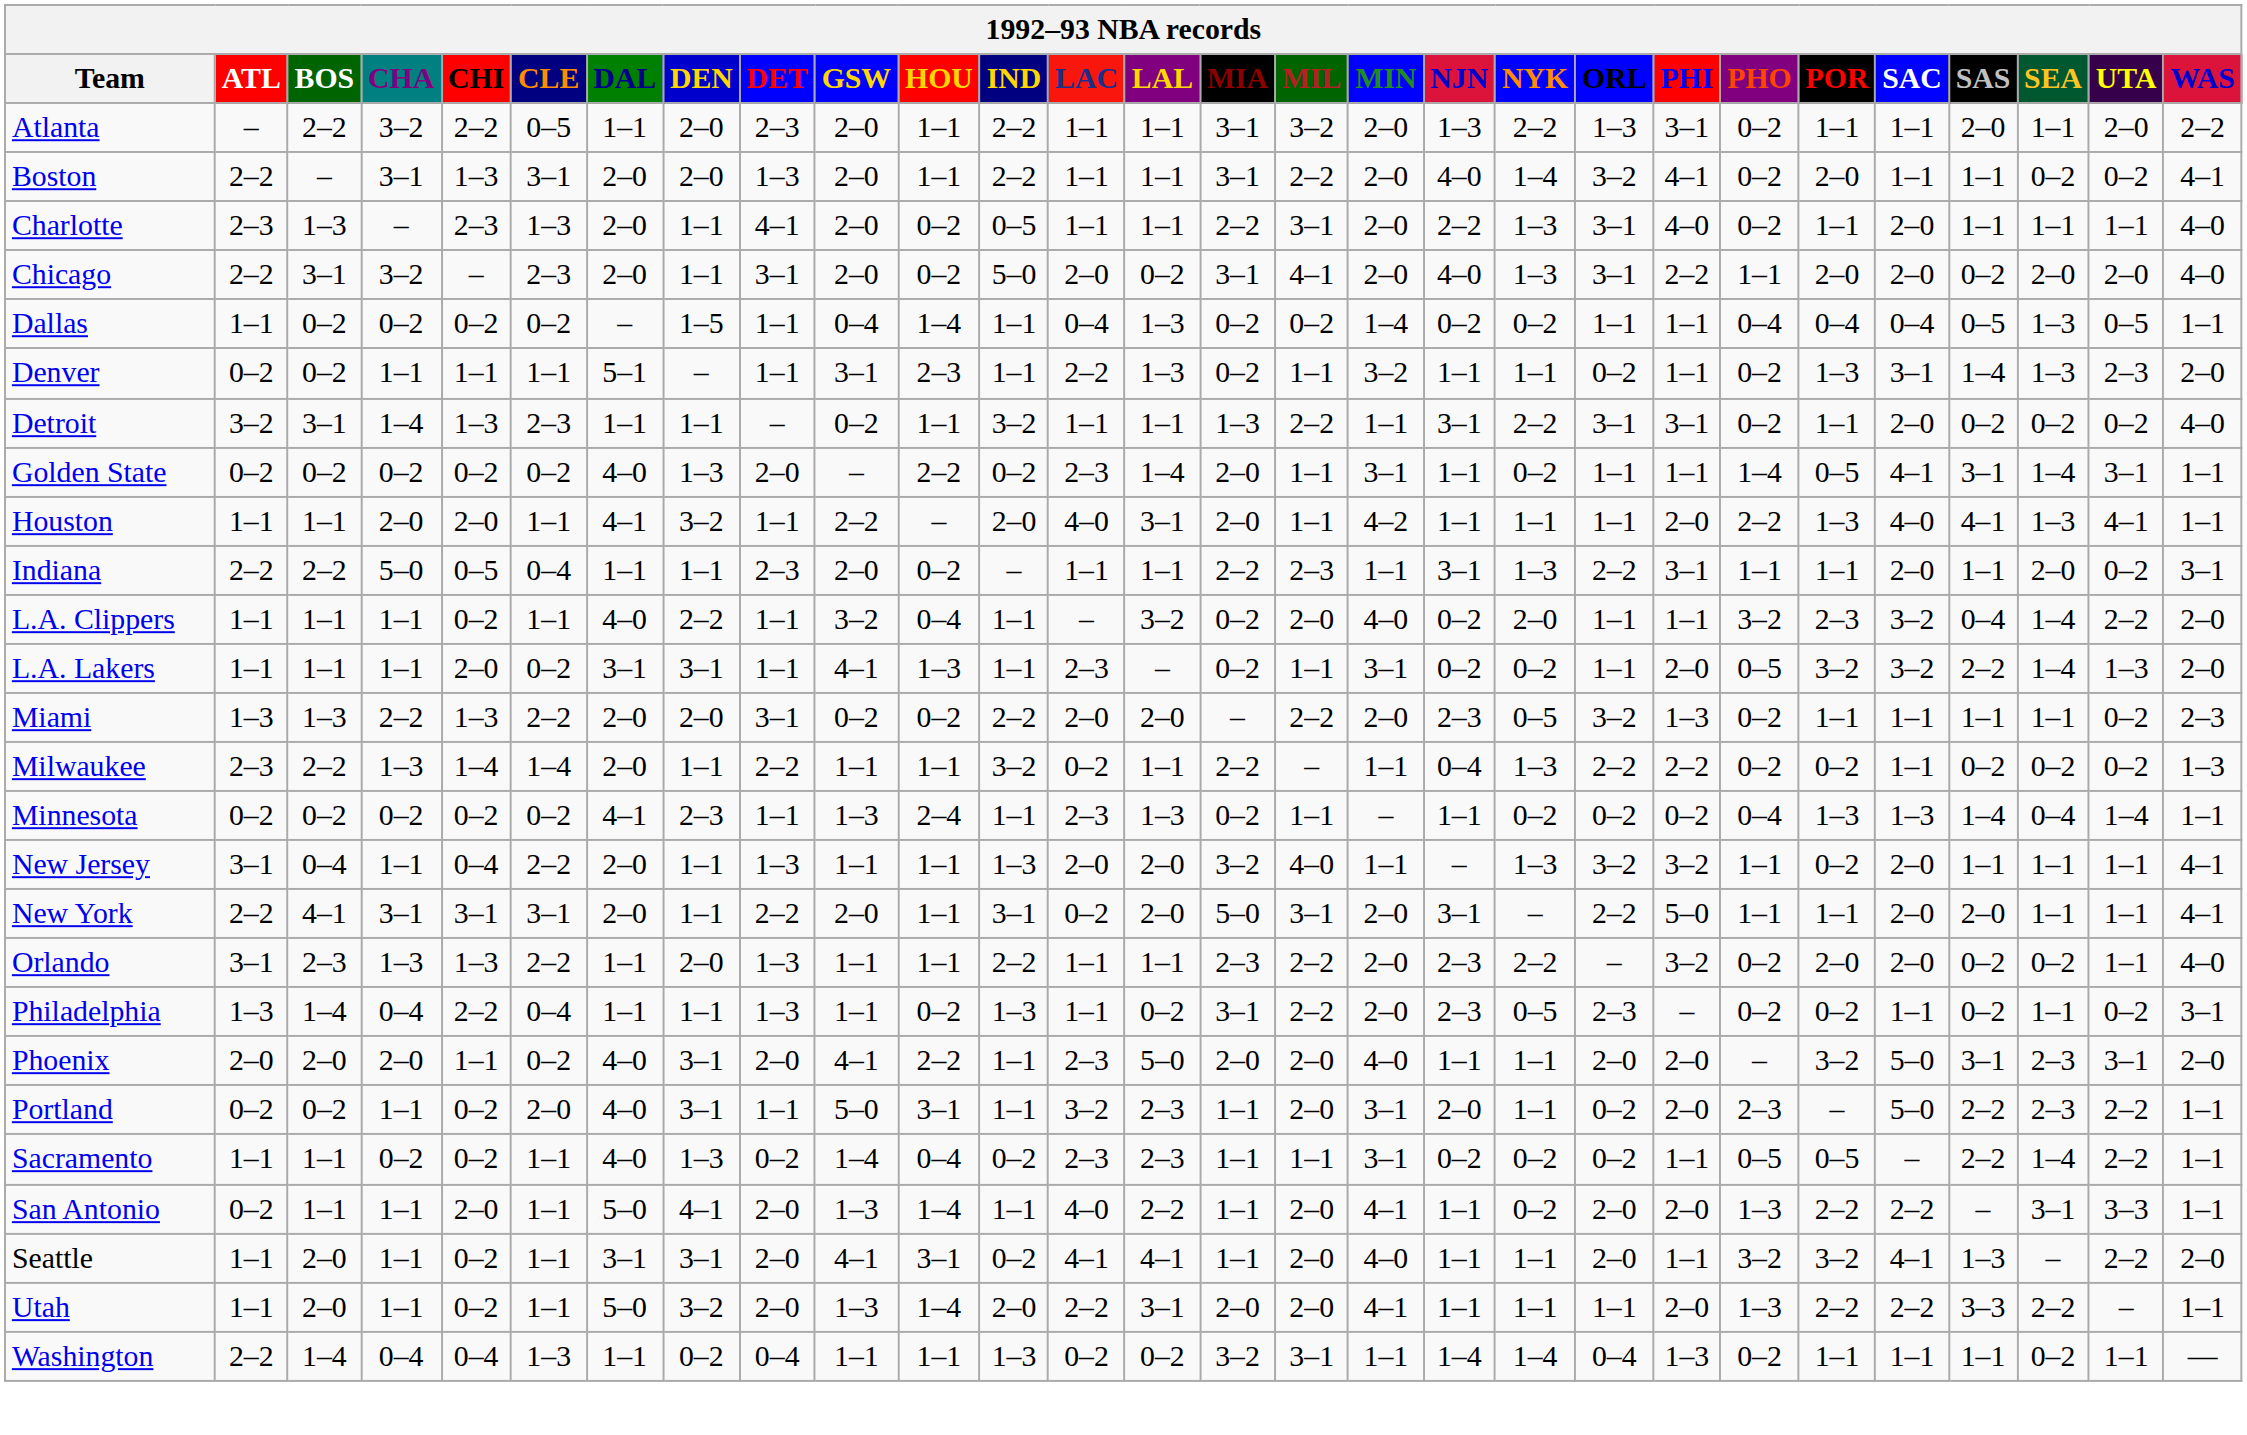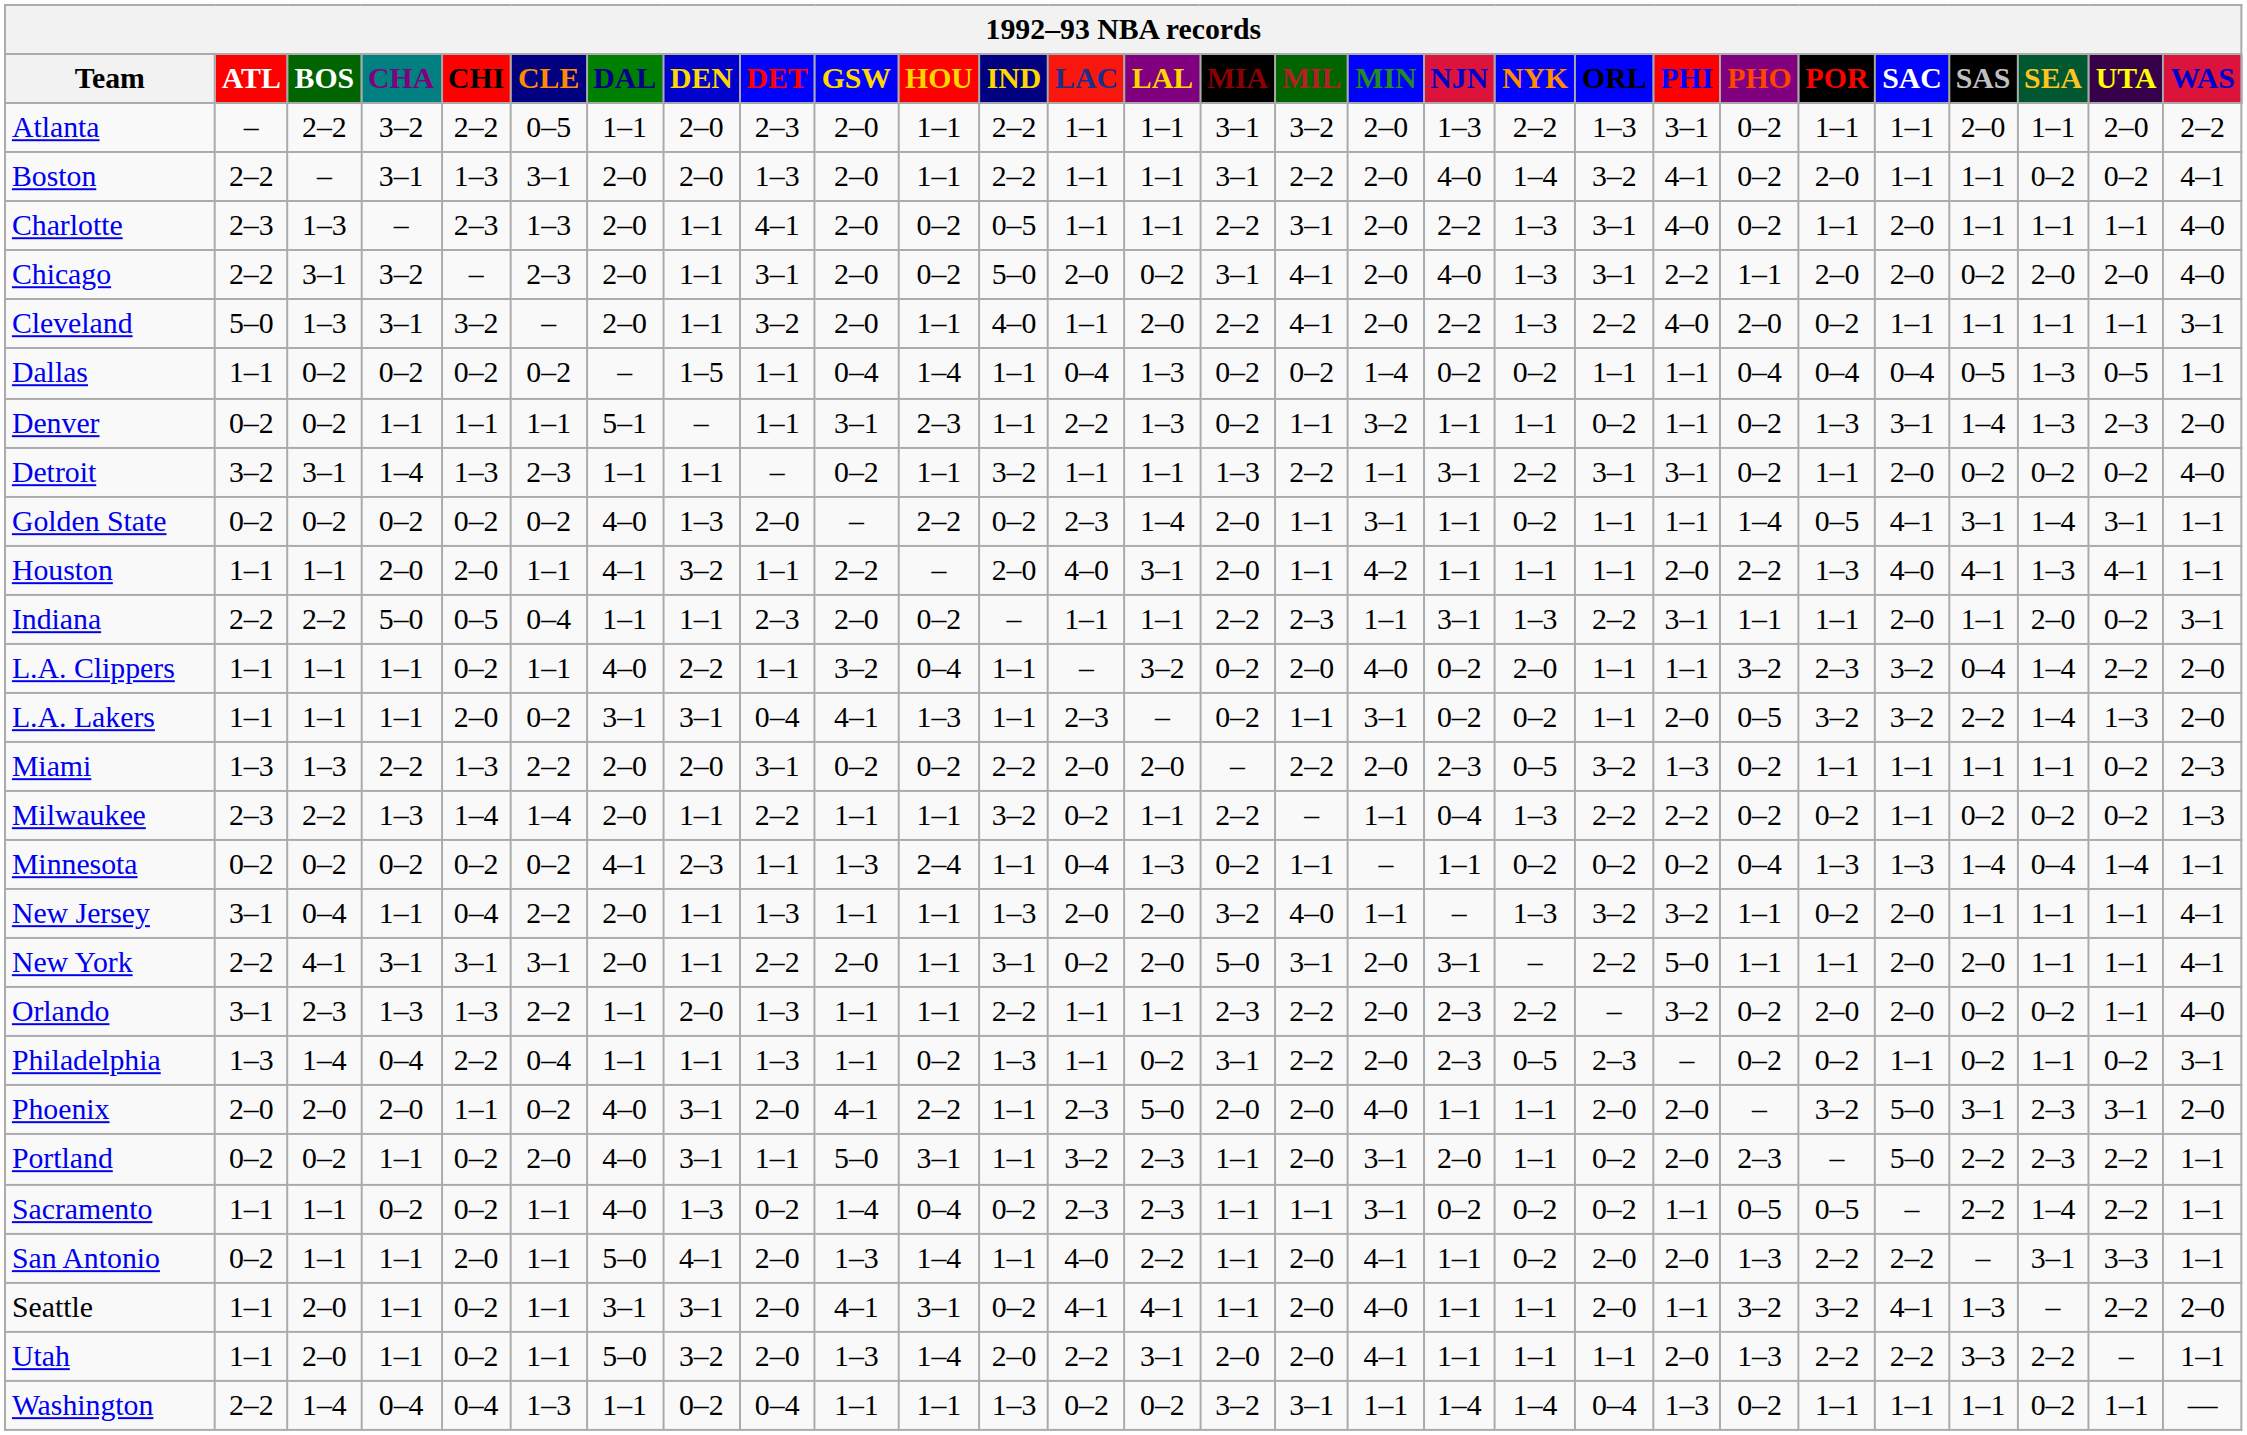+ row: (72, 323)
(777, 667) 1–1 -> (777, 716) 0–4
(1087, 815) 2–3 -> (1087, 864) 0–4
